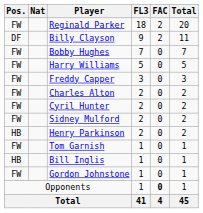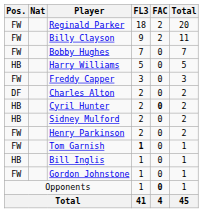(16, 38) DF -> (16, 38) FW
(16, 65) FW -> (16, 65) HB
(16, 92) FW -> (16, 92) DF
(16, 106) FW -> (16, 106) HB
(160, 106) normal -> (160, 106) bold
(16, 120) FW -> (16, 120) HB
(16, 133) HB -> (16, 133) FW
(141, 147) normal -> (141, 147) bold
